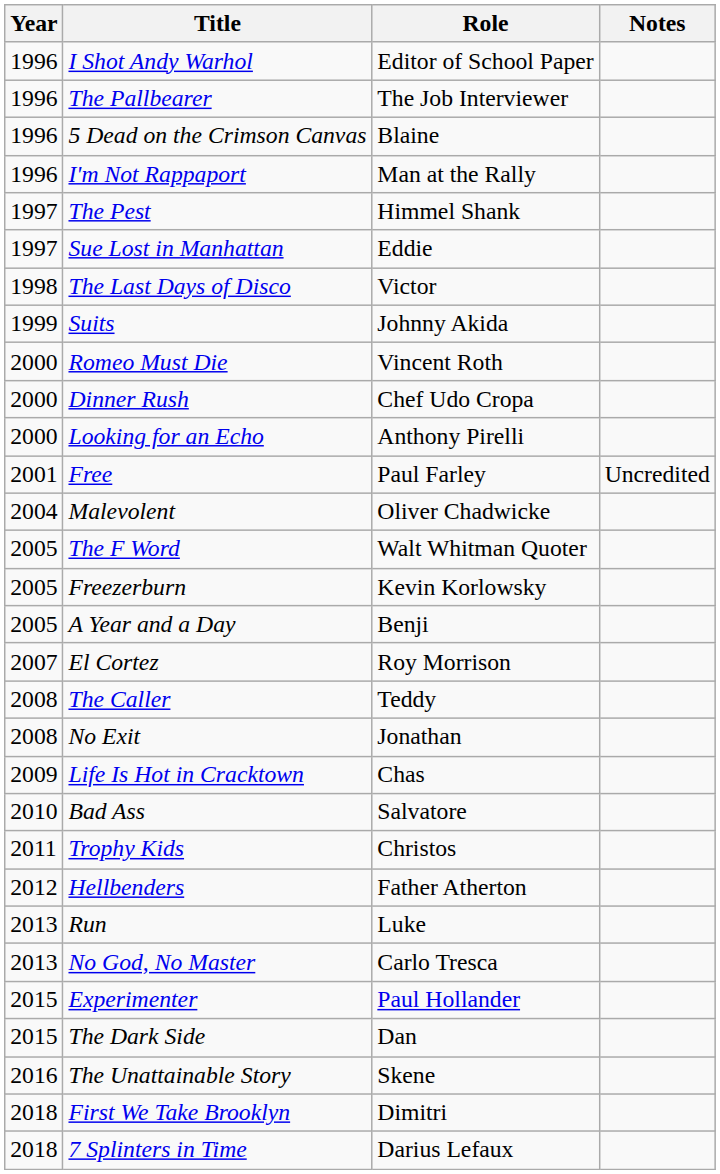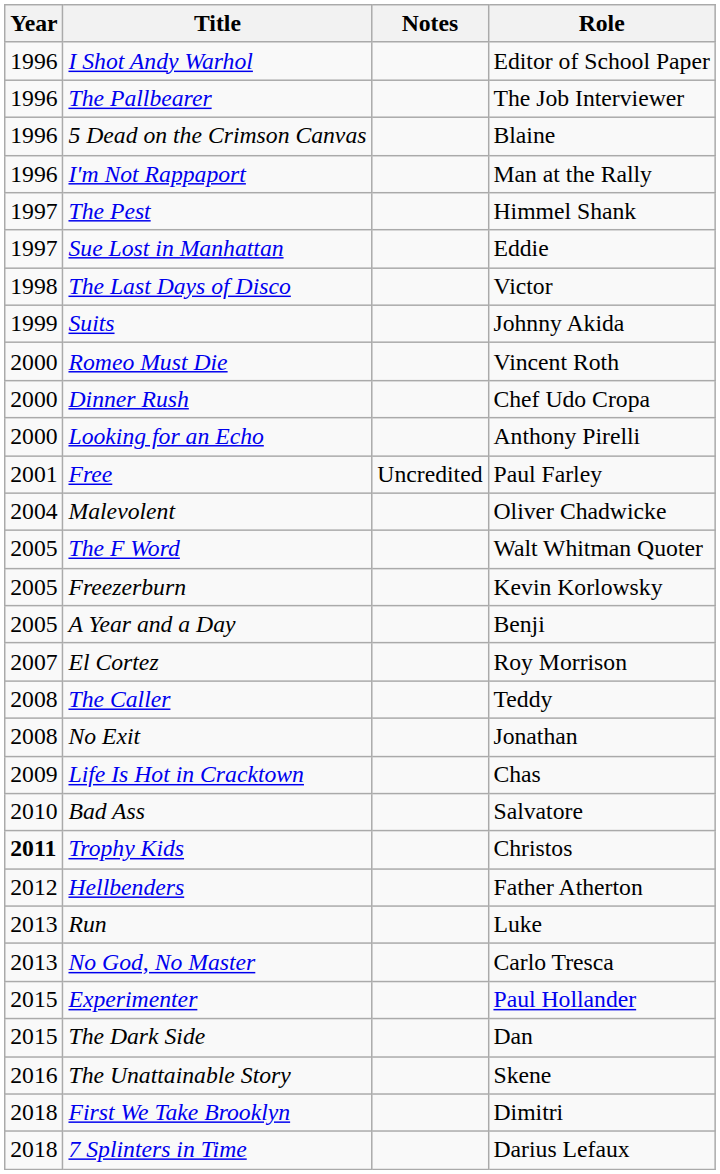columns swapped: (486, 23) <-> (657, 23)
(33, 849) normal -> (33, 849) bold
